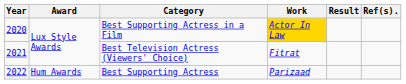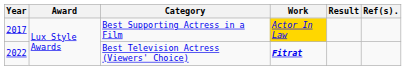(17, 30) 2020 -> (17, 30) 2017
(17, 53) 2021 -> (17, 53) 2022
(285, 53) normal -> (287, 53) bold
- row: (160, 72)
